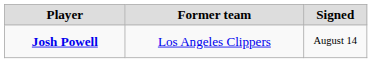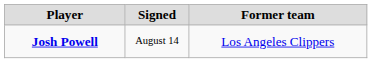columns swapped: (335, 14) <-> (214, 14)
